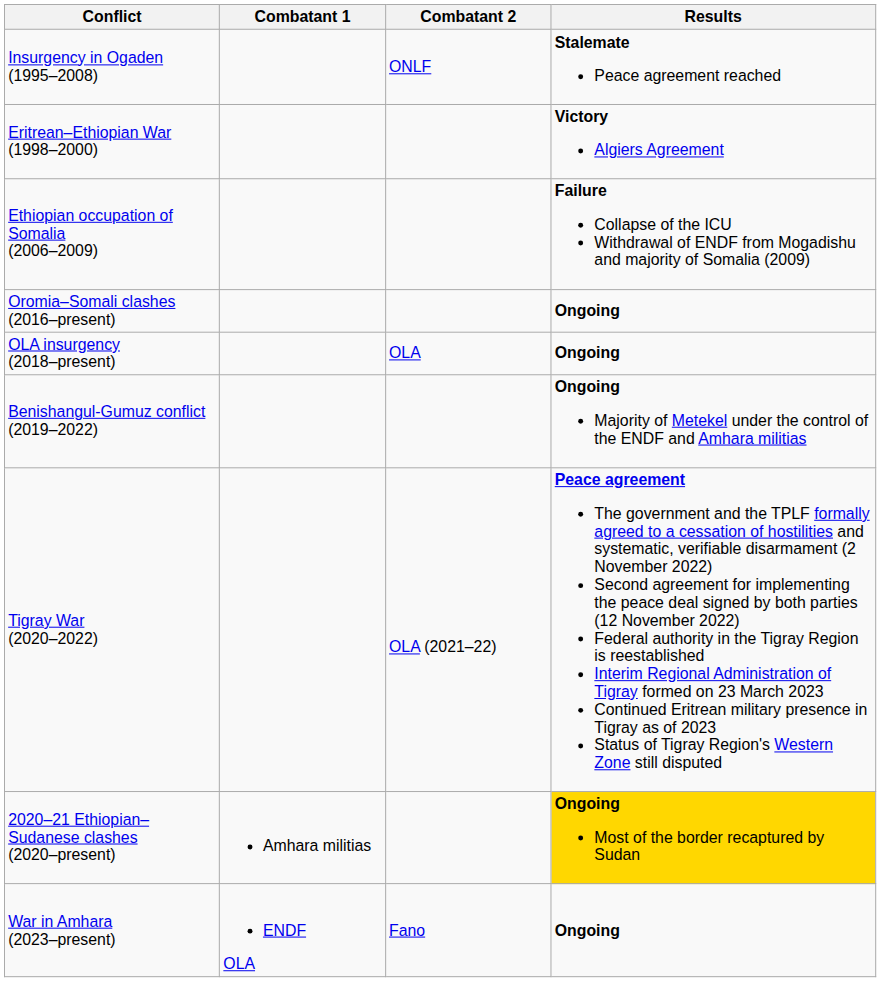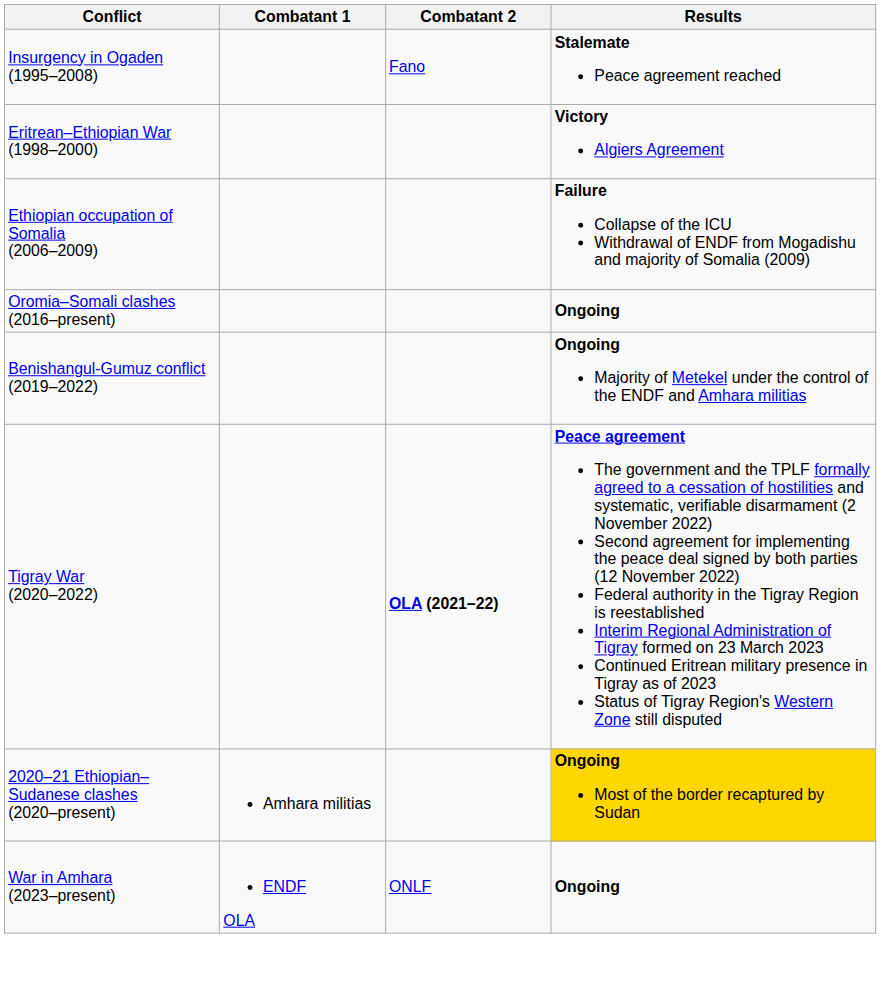(410, 66) ONLF -> (407, 66) Fano
- row: (64, 353)
(443, 647) normal -> (444, 604) bold
(407, 930) Fano -> (410, 887) ONLF
